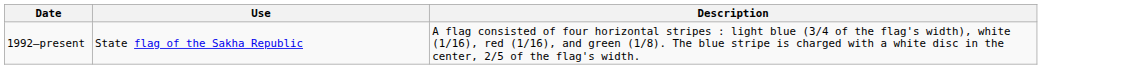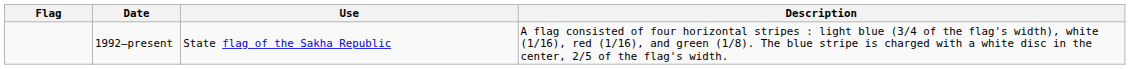+ column: (48, 13)
